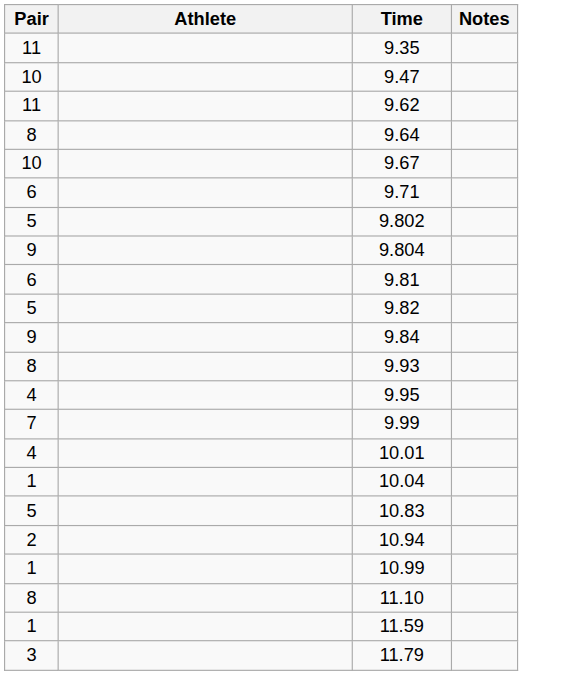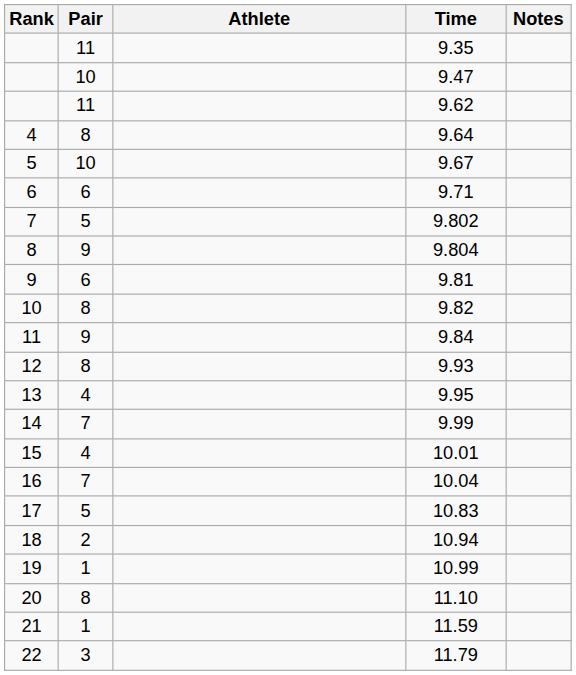+ column: (32, 18)
(32, 308) 5 -> (86, 308) 8
(32, 481) 1 -> (86, 481) 7
